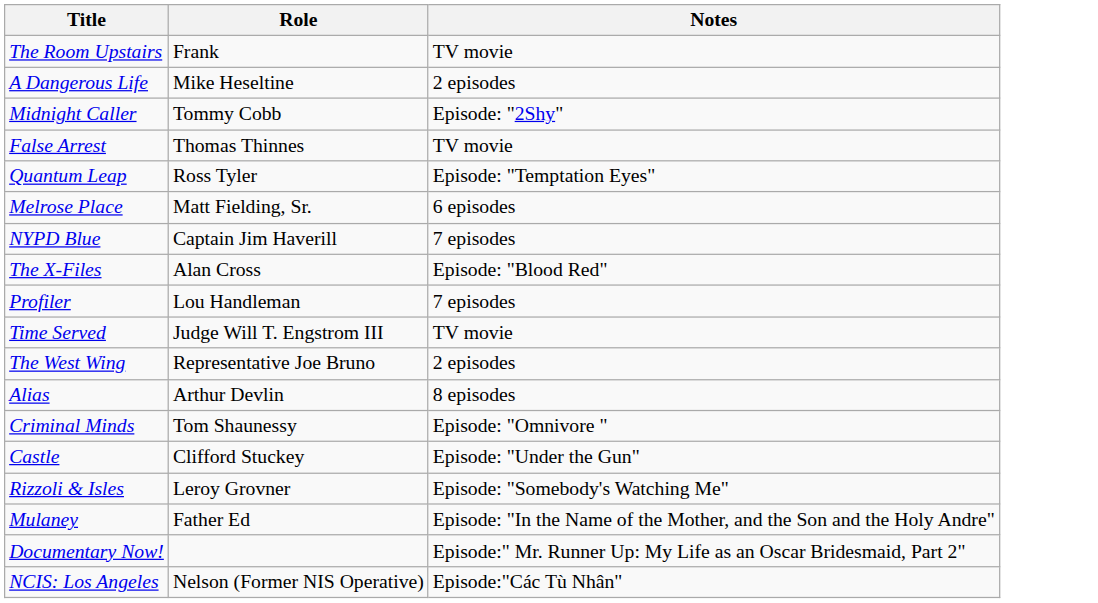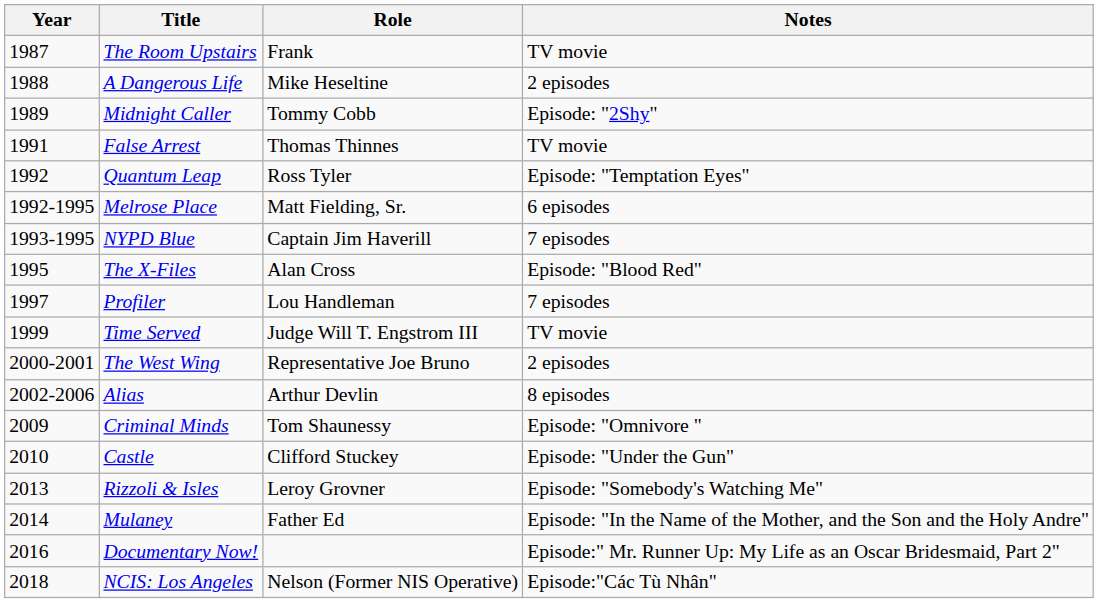+ column: (52, 20)
